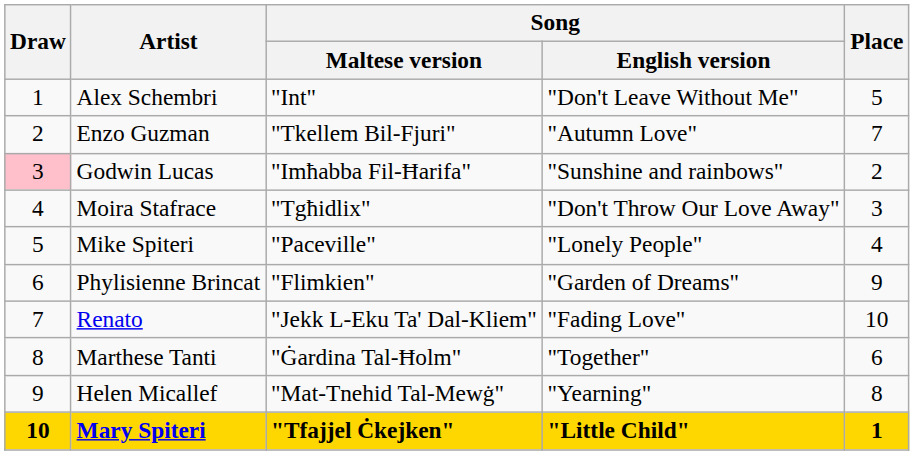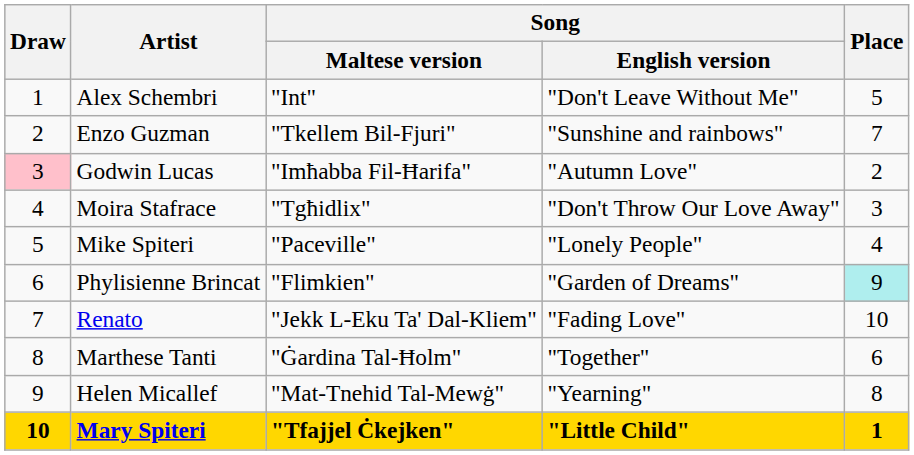(622, 134) "Autumn Love" -> (665, 134) "Sunshine and rainbows"
(665, 171) "Sunshine and rainbows" -> (622, 171) "Autumn Love"
(877, 282) no background -> (877, 282) paleturquoise background
